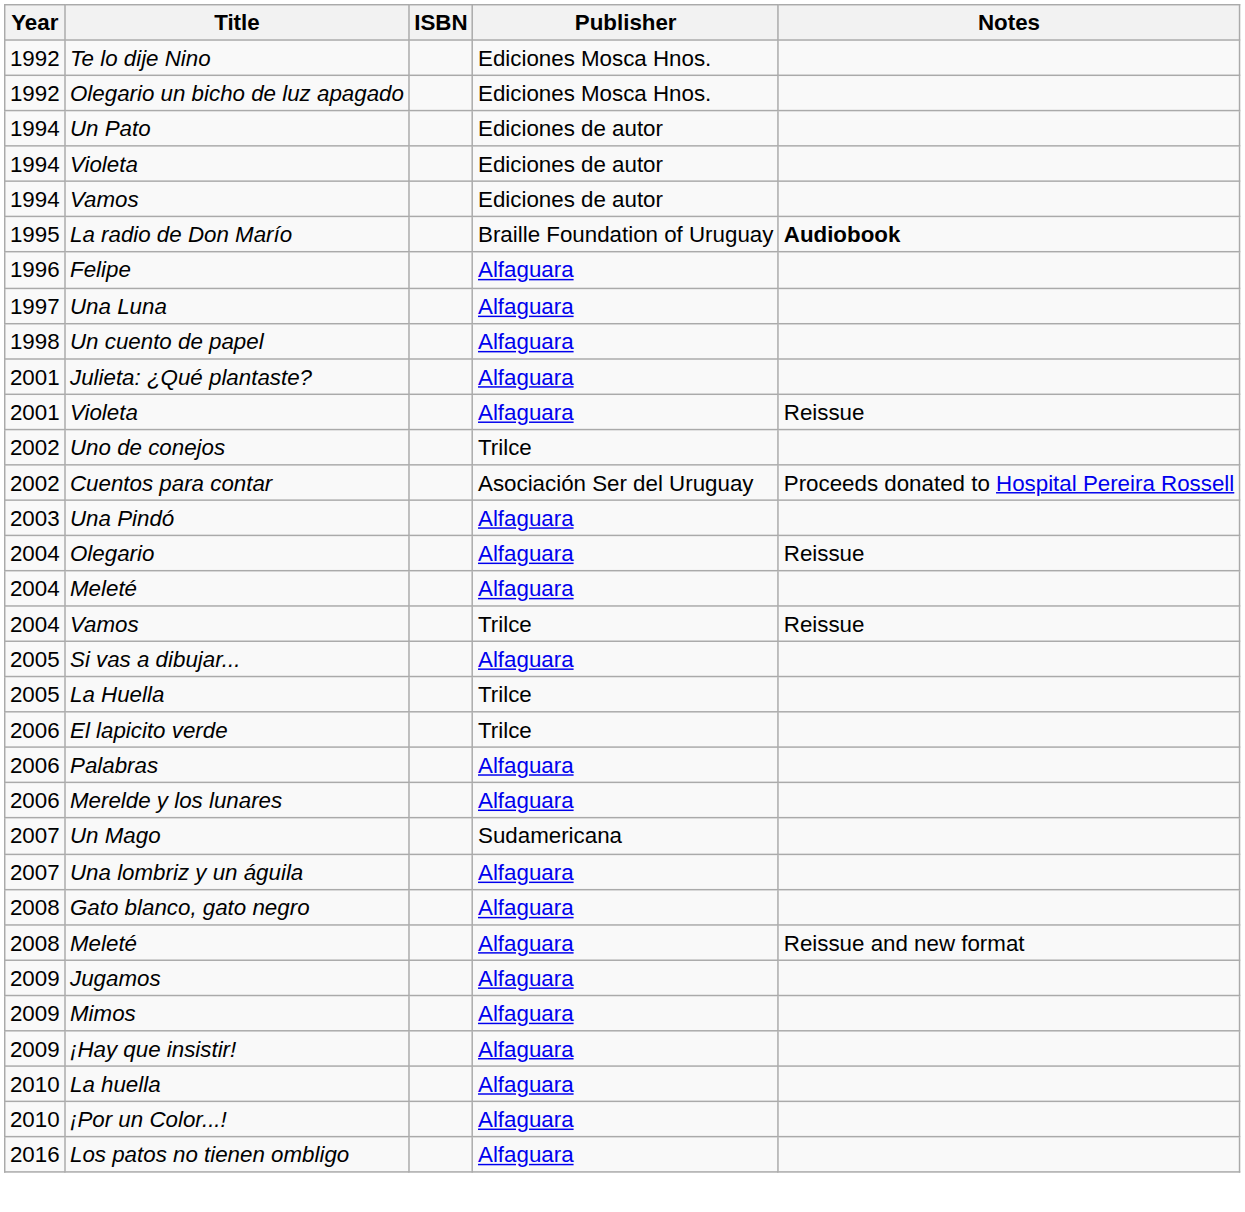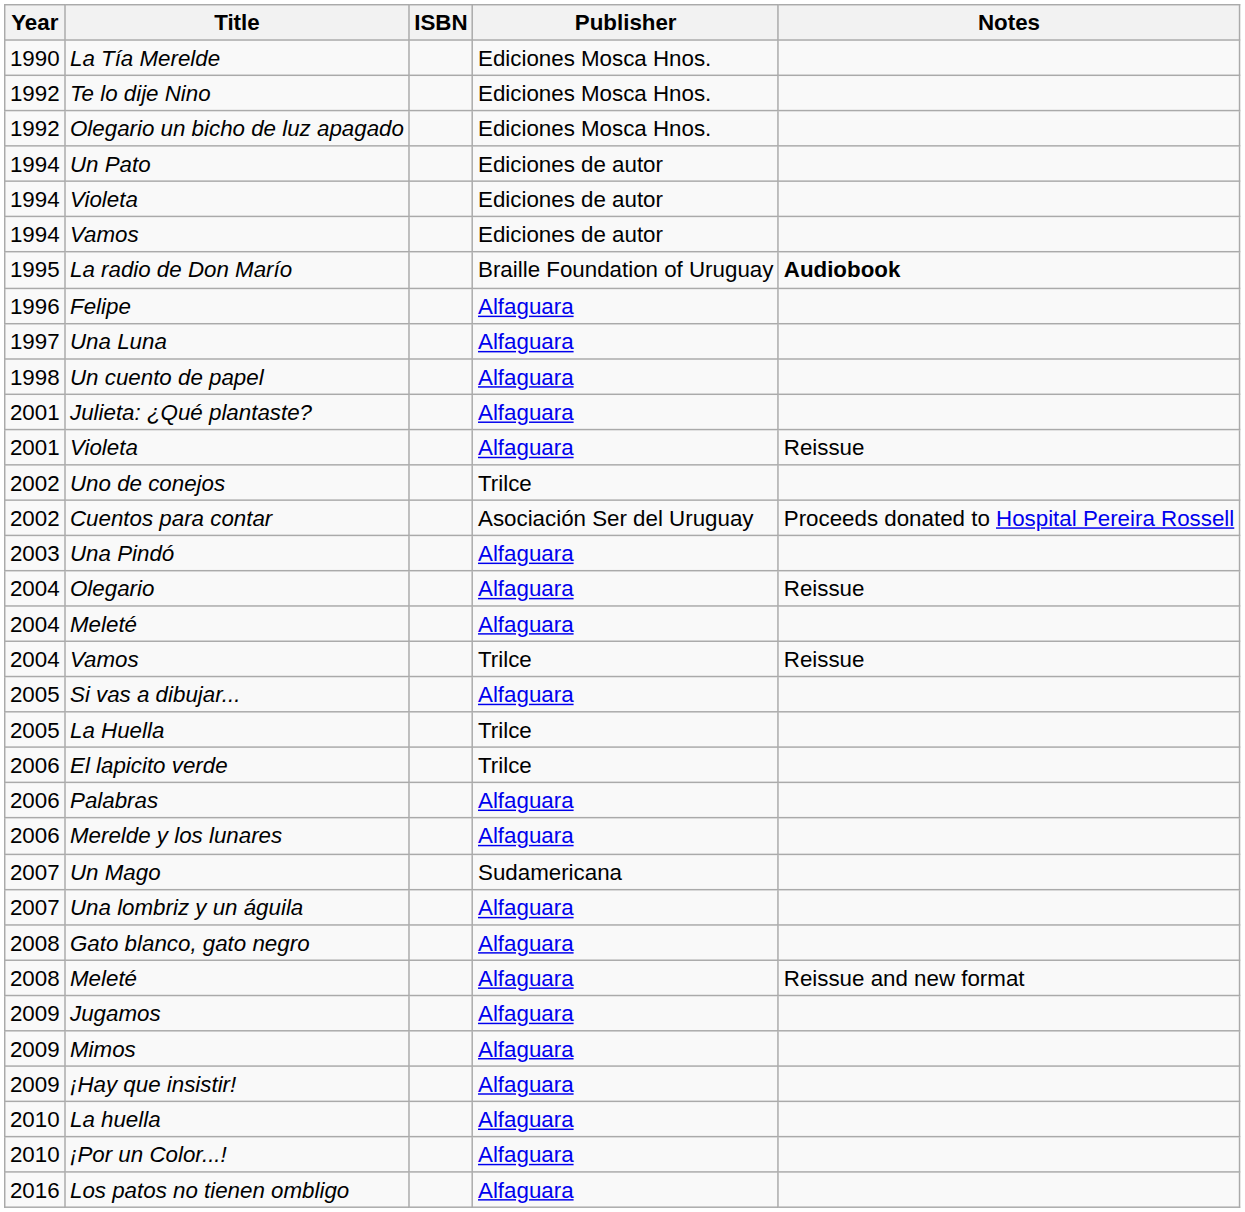+ row: (35, 58)
